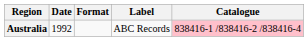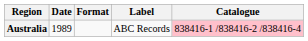(62, 28) 1992 -> (62, 28) 1989
